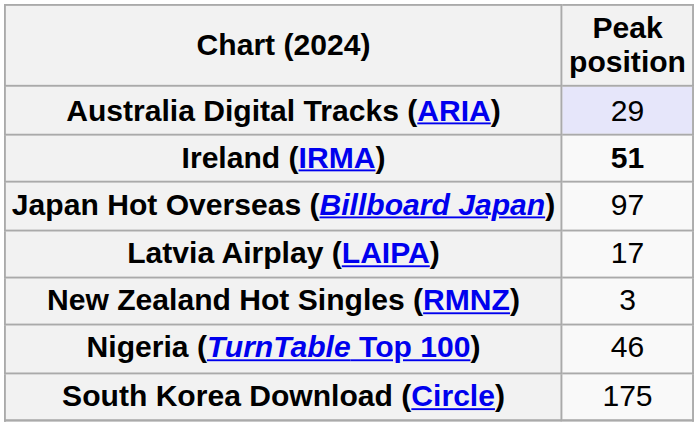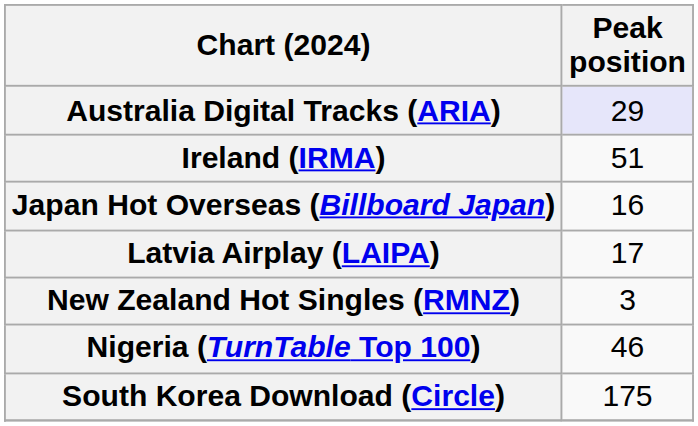(627, 157) bold -> (627, 157) normal
(627, 205) 97 -> (627, 205) 16
